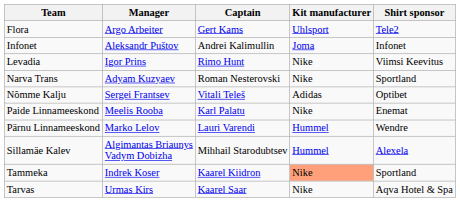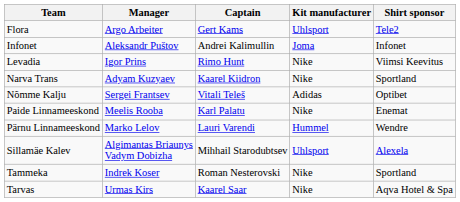(239, 78) Roman Nesterovski -> (229, 78) Kaarel Kiidron
(311, 150) Hummel -> (311, 150) Uhlsport
(229, 172) Kaarel Kiidron -> (239, 172) Roman Nesterovski
(302, 172) lightsalmon background -> (302, 172) no background
